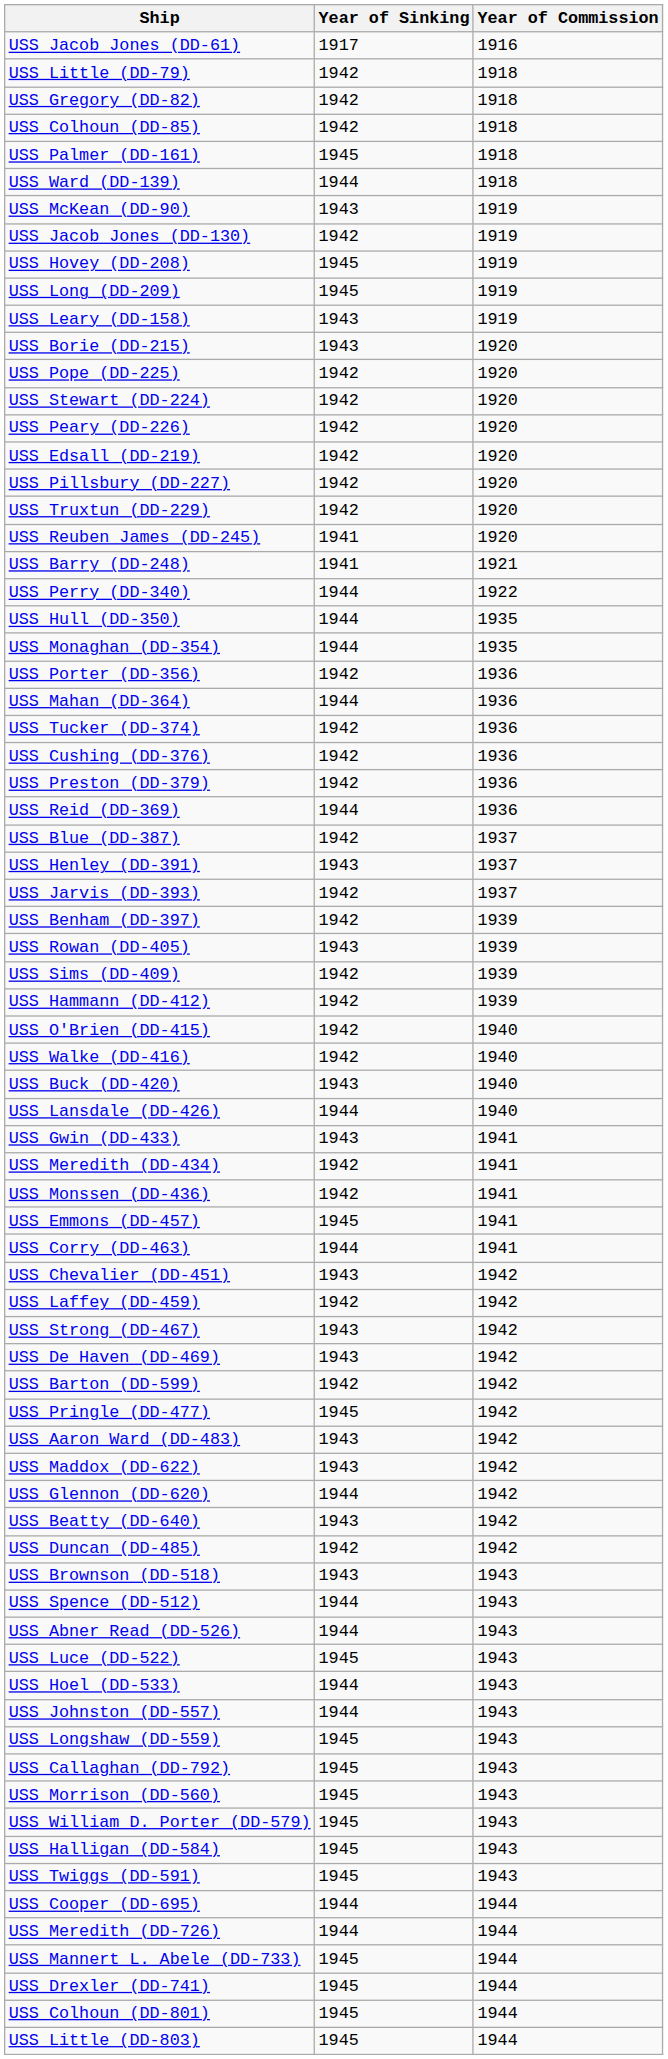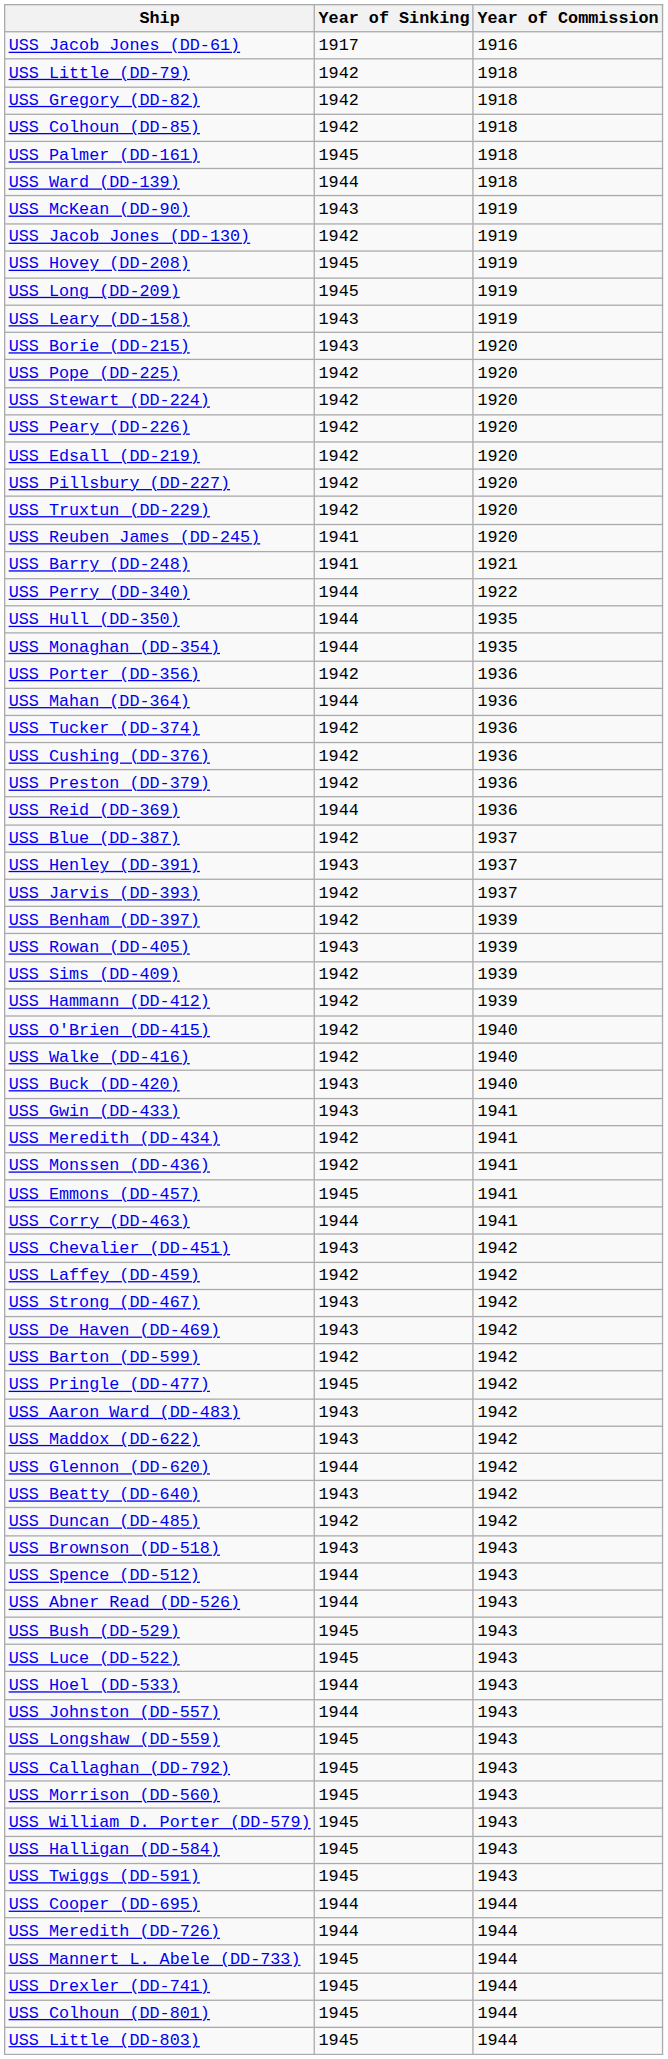- row: (114, 1112)
+ row: (94, 1631)
